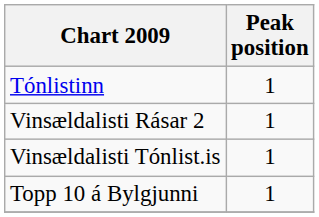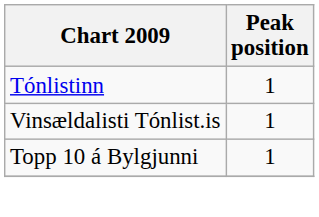- row: (107, 120)
